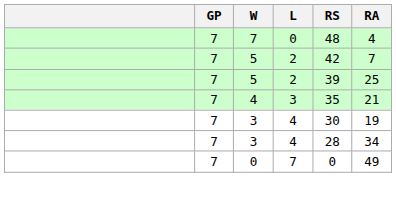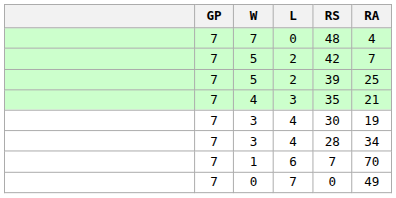+ row: (254, 162)
